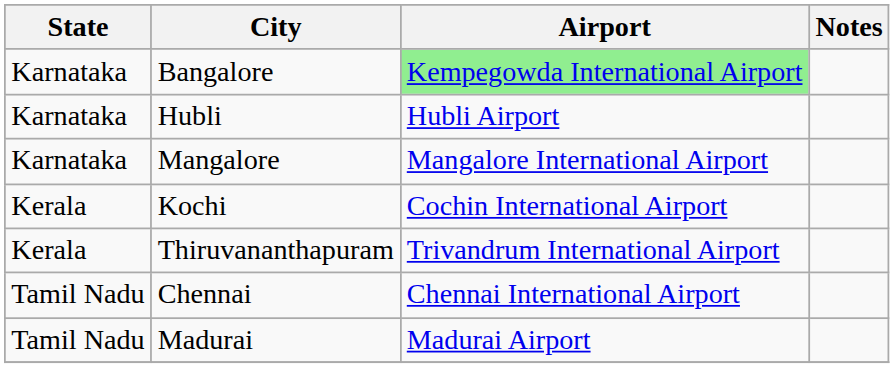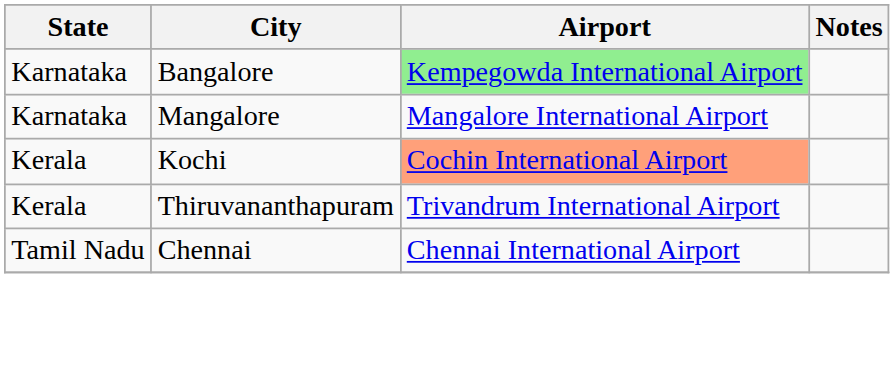- row: (190, 116)
(567, 205) no background -> (567, 160) lightsalmon background
- row: (205, 339)
